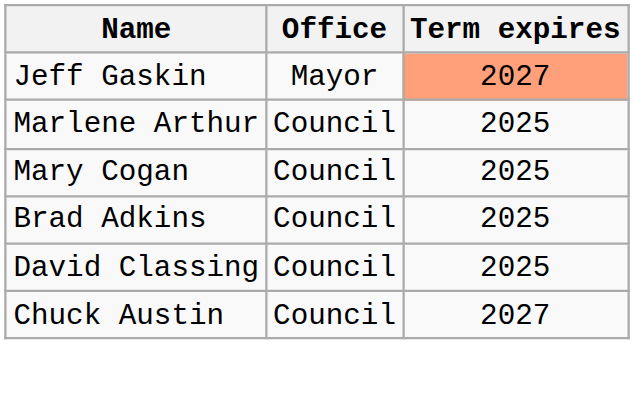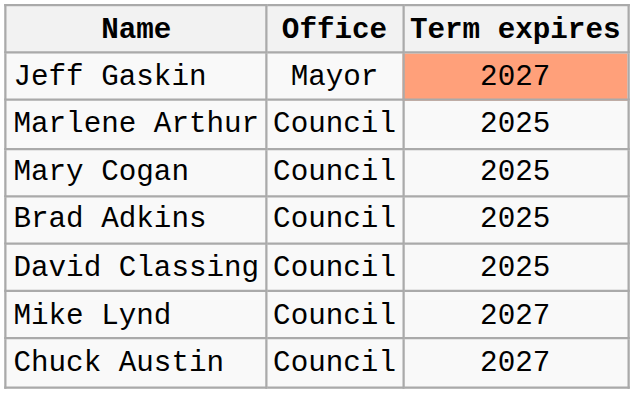+ row: (92, 315)
